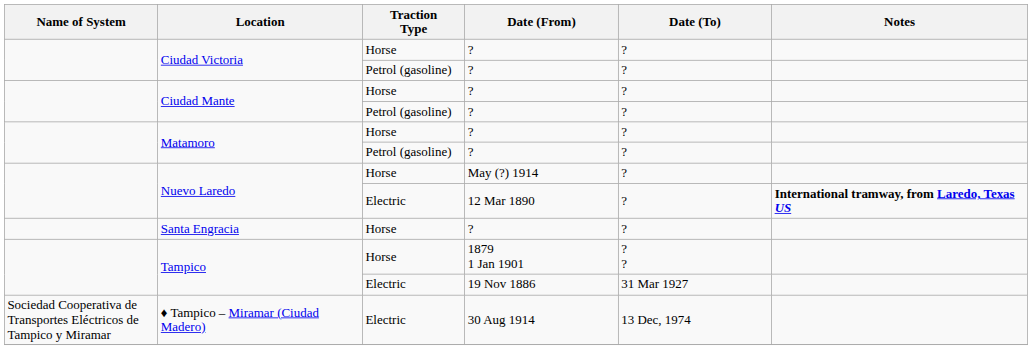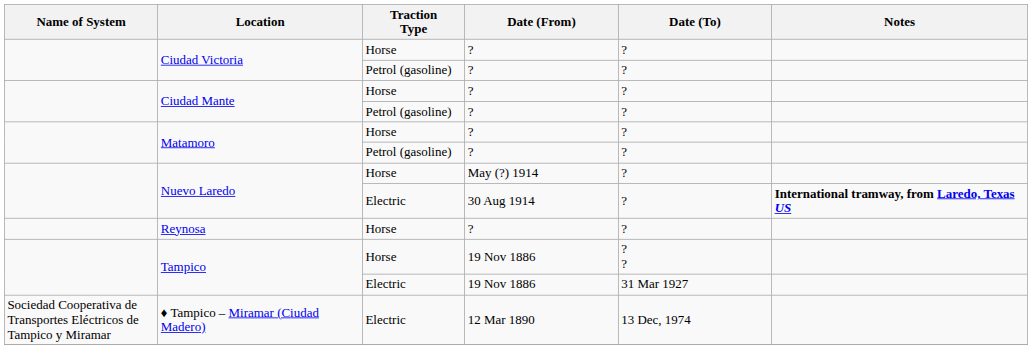(501, 201) 12 Mar 1890 -> (501, 201) 30 Aug 1914
+ row: (183, 228)
- row: (200, 228)
(496, 256) 1879 1 Jan 1901 -> (502, 256) 19 Nov 1886
(501, 319) 30 Aug 1914 -> (501, 319) 12 Mar 1890
